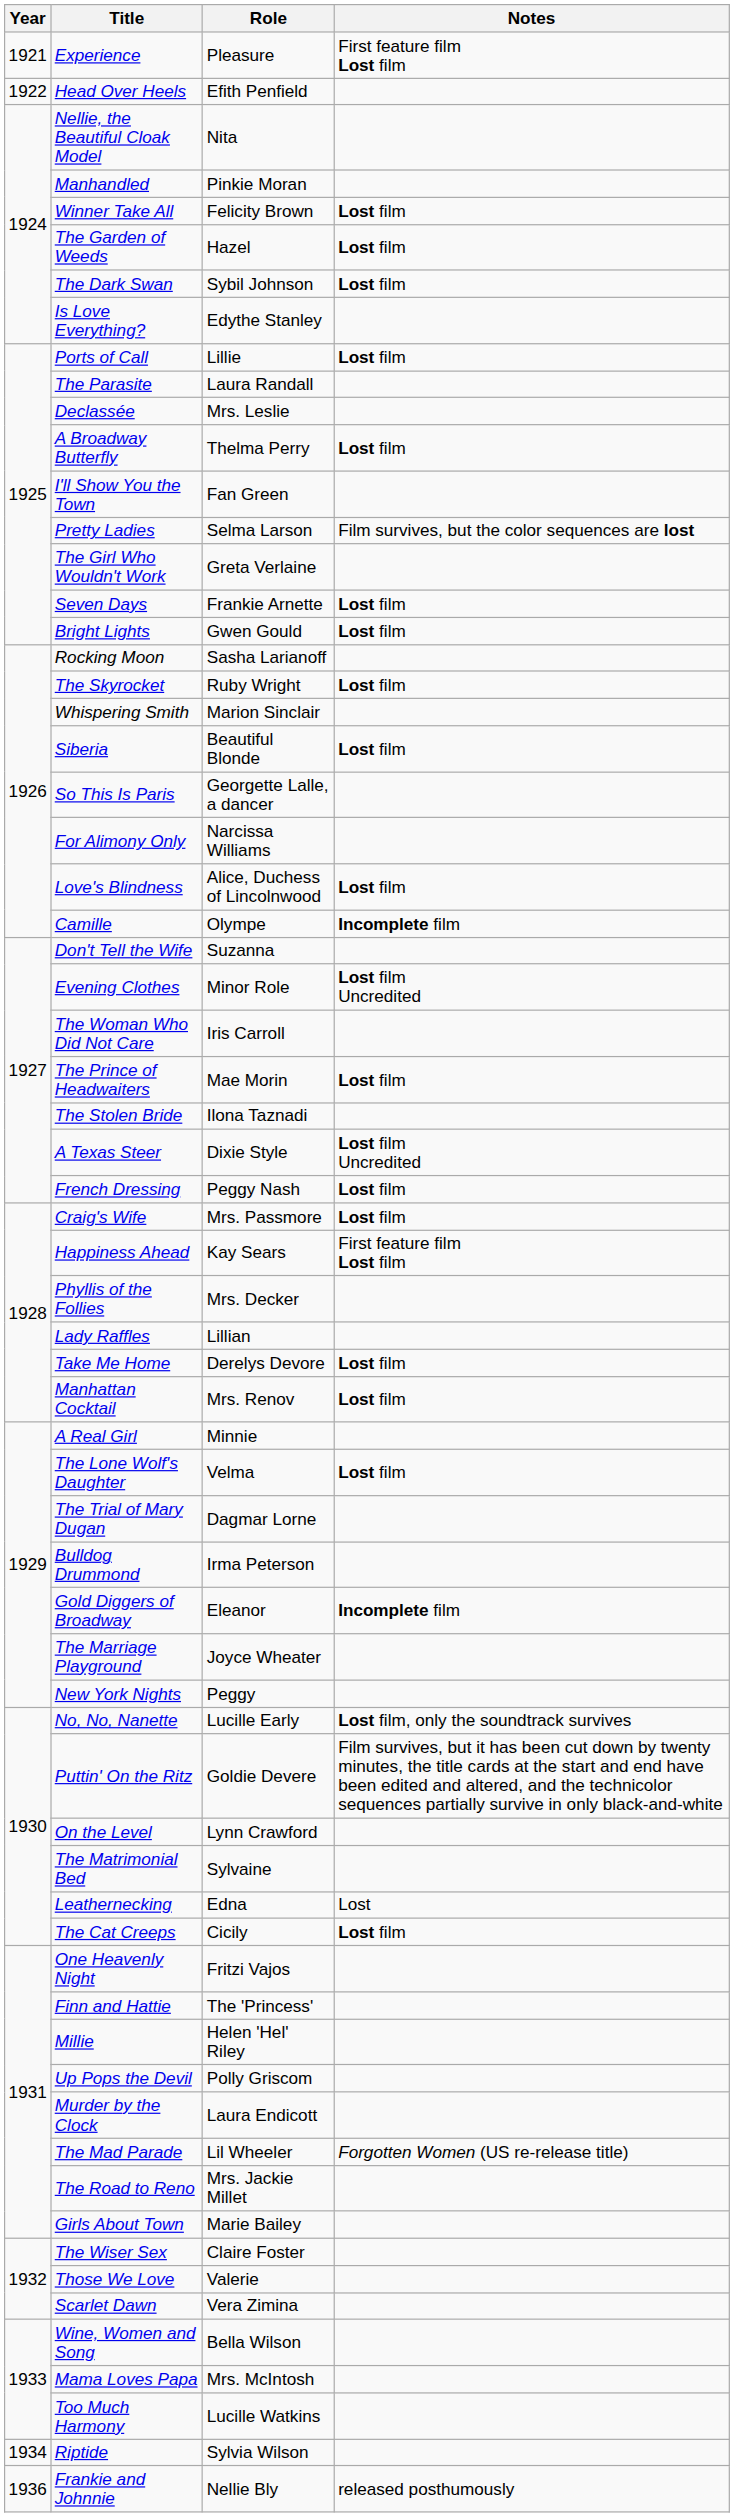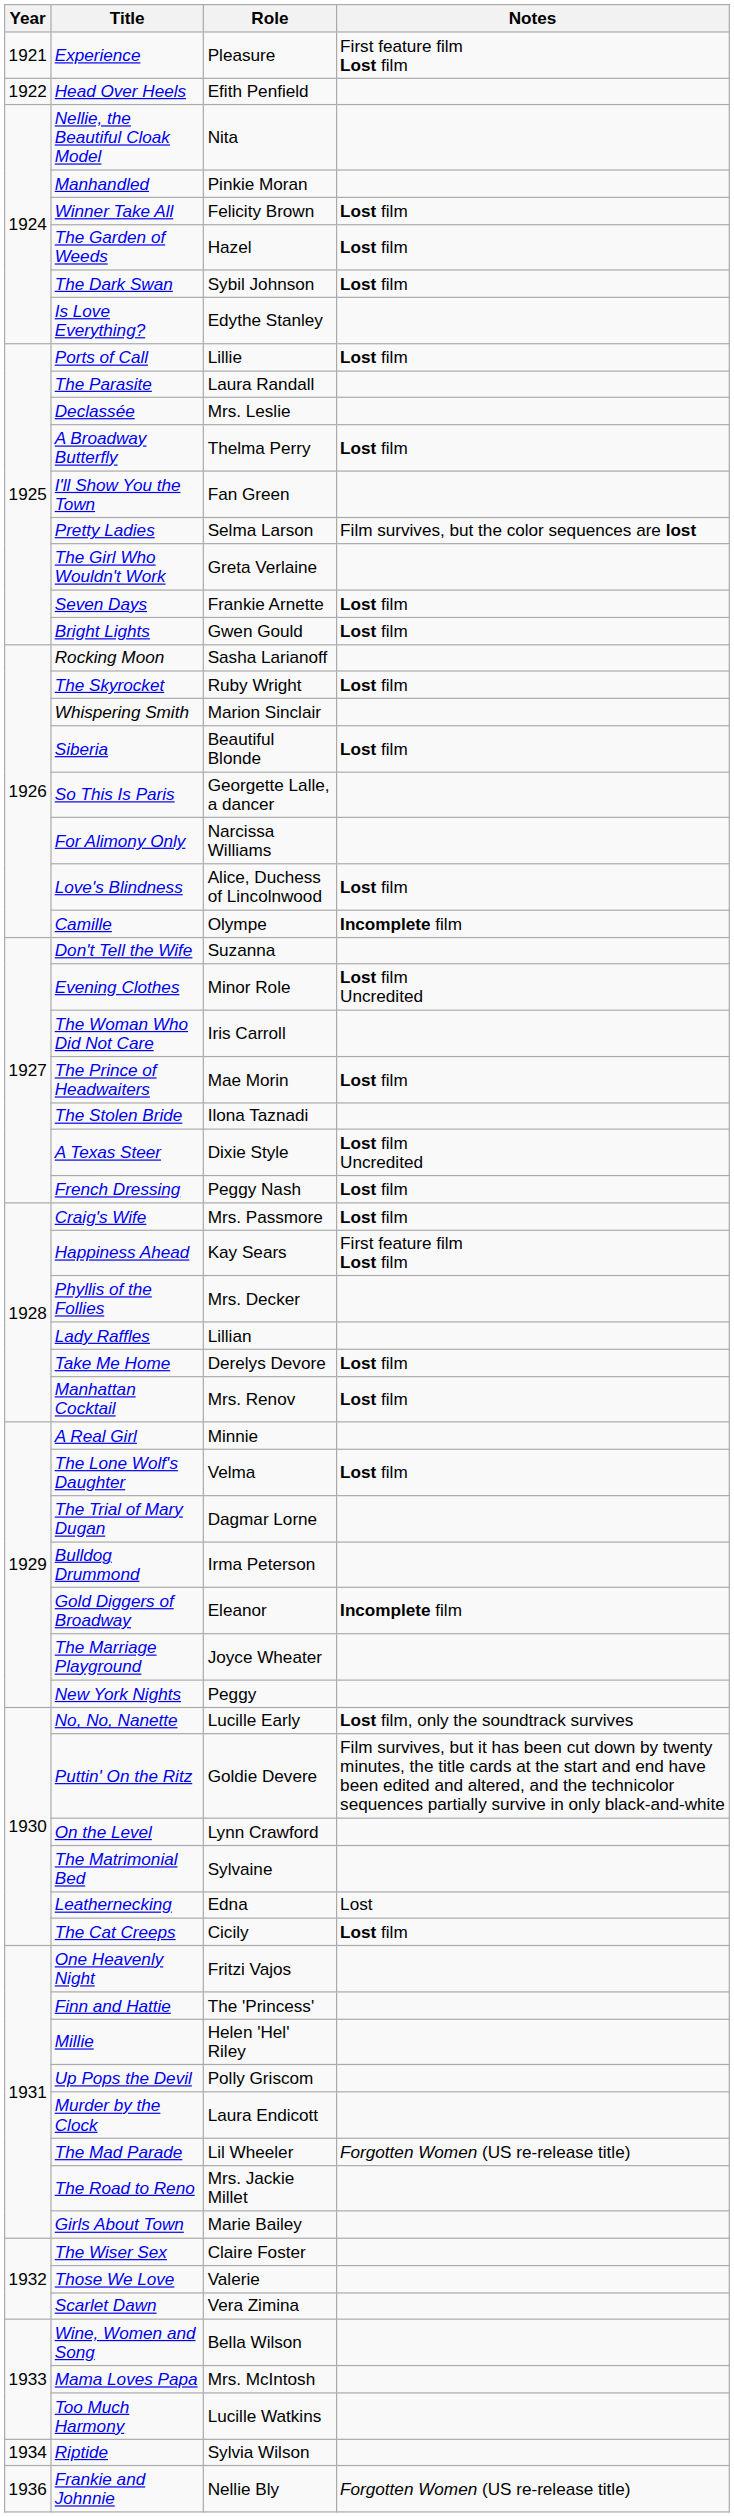(426, 2489) released posthumously -> (485, 2489) Forgotten Women (US re-release title)
